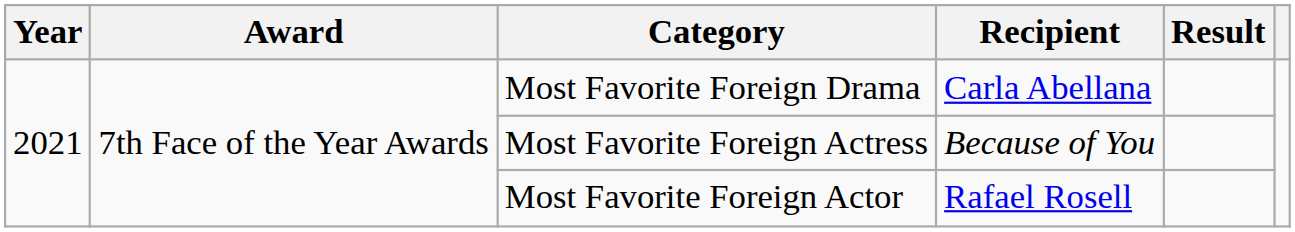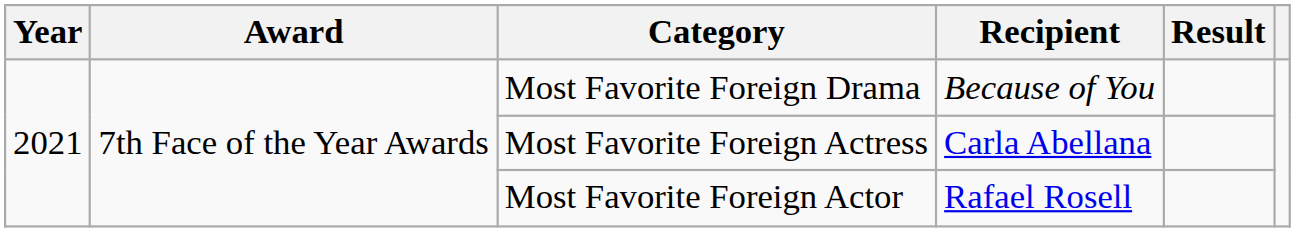(1048, 87) Carla Abellana -> (1050, 87) Because of You
(1050, 142) Because of You -> (1048, 142) Carla Abellana
